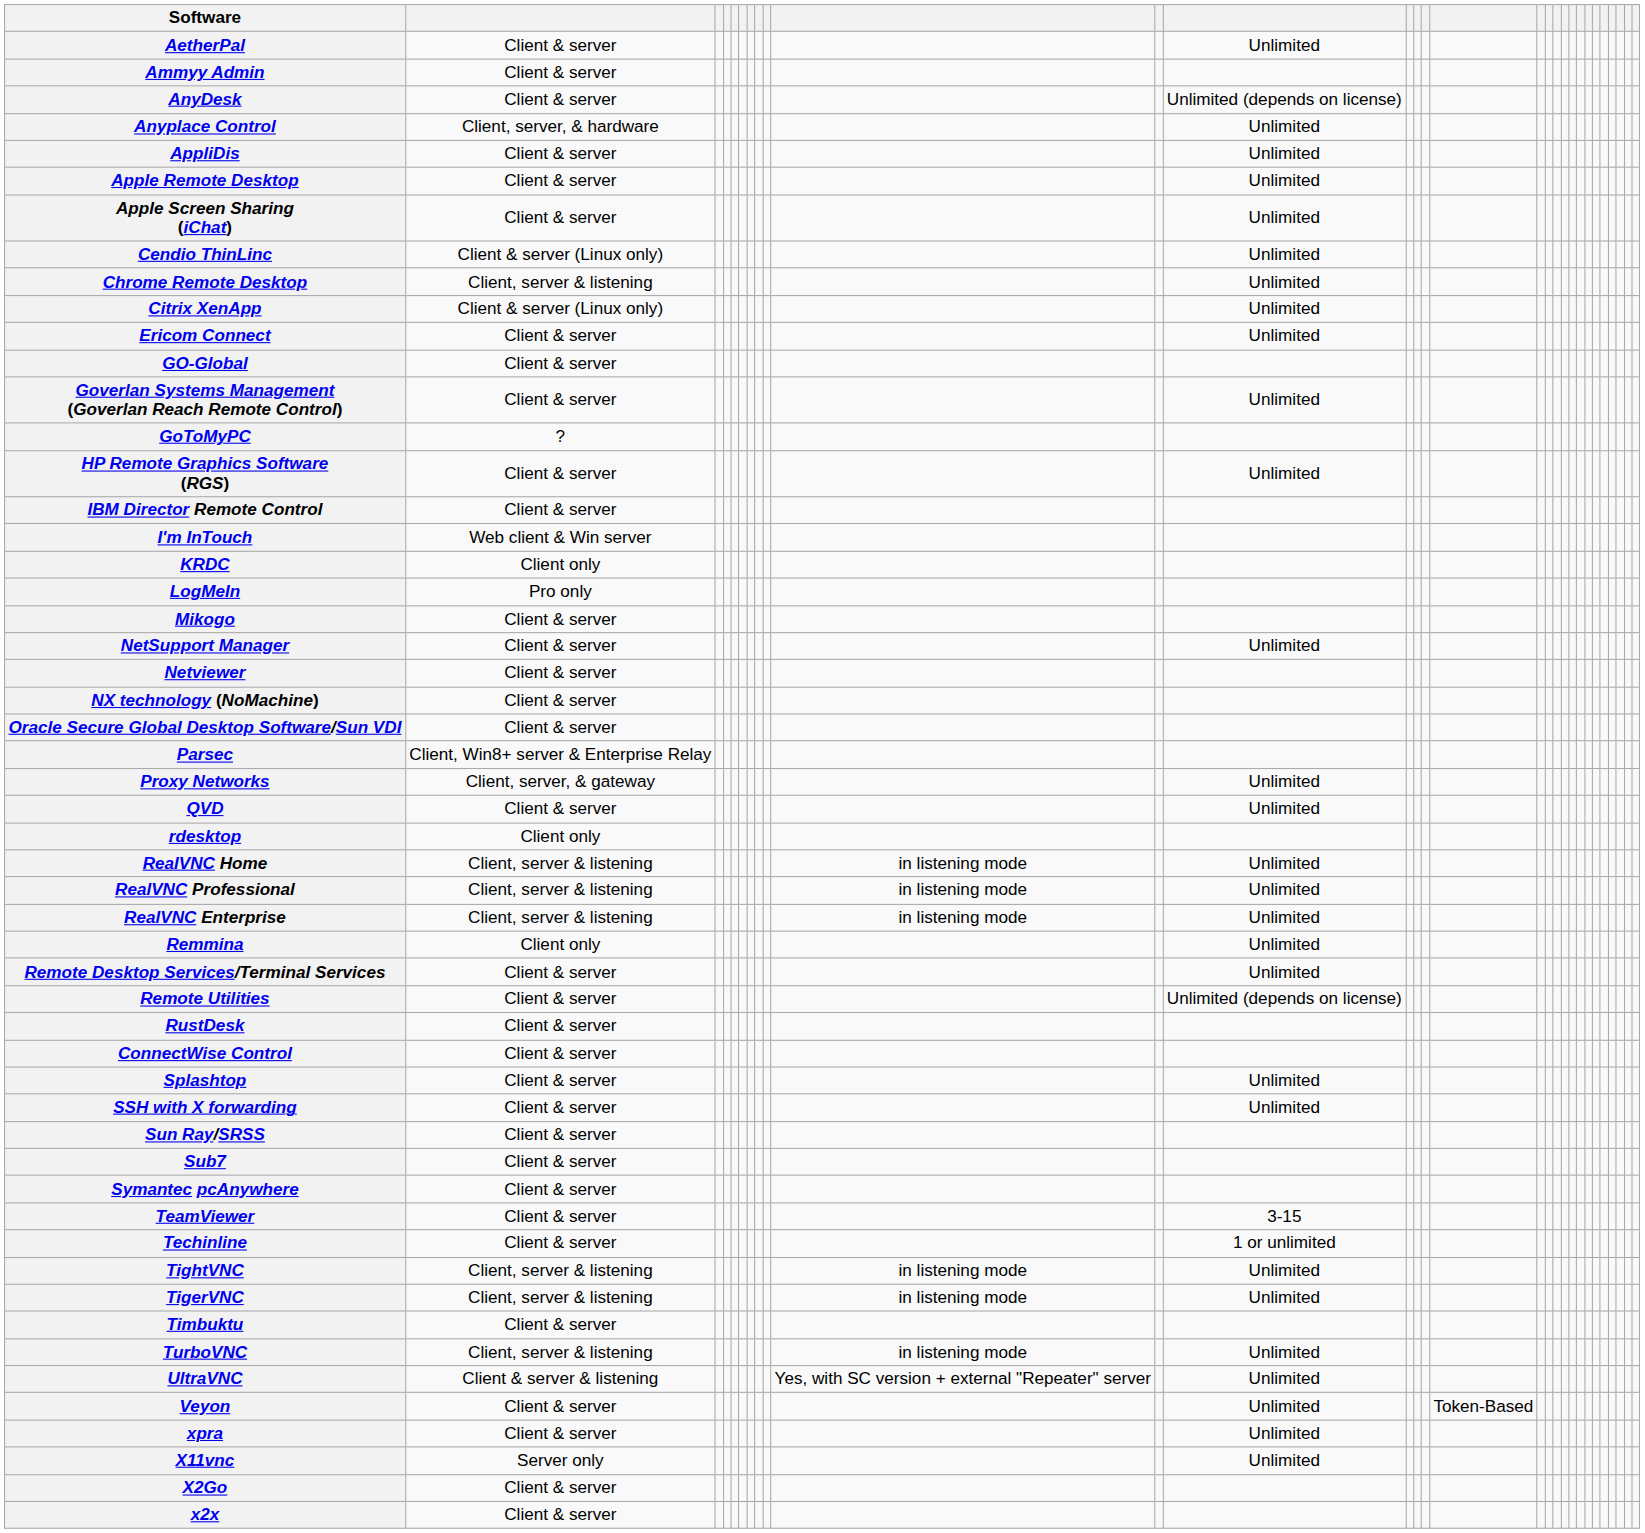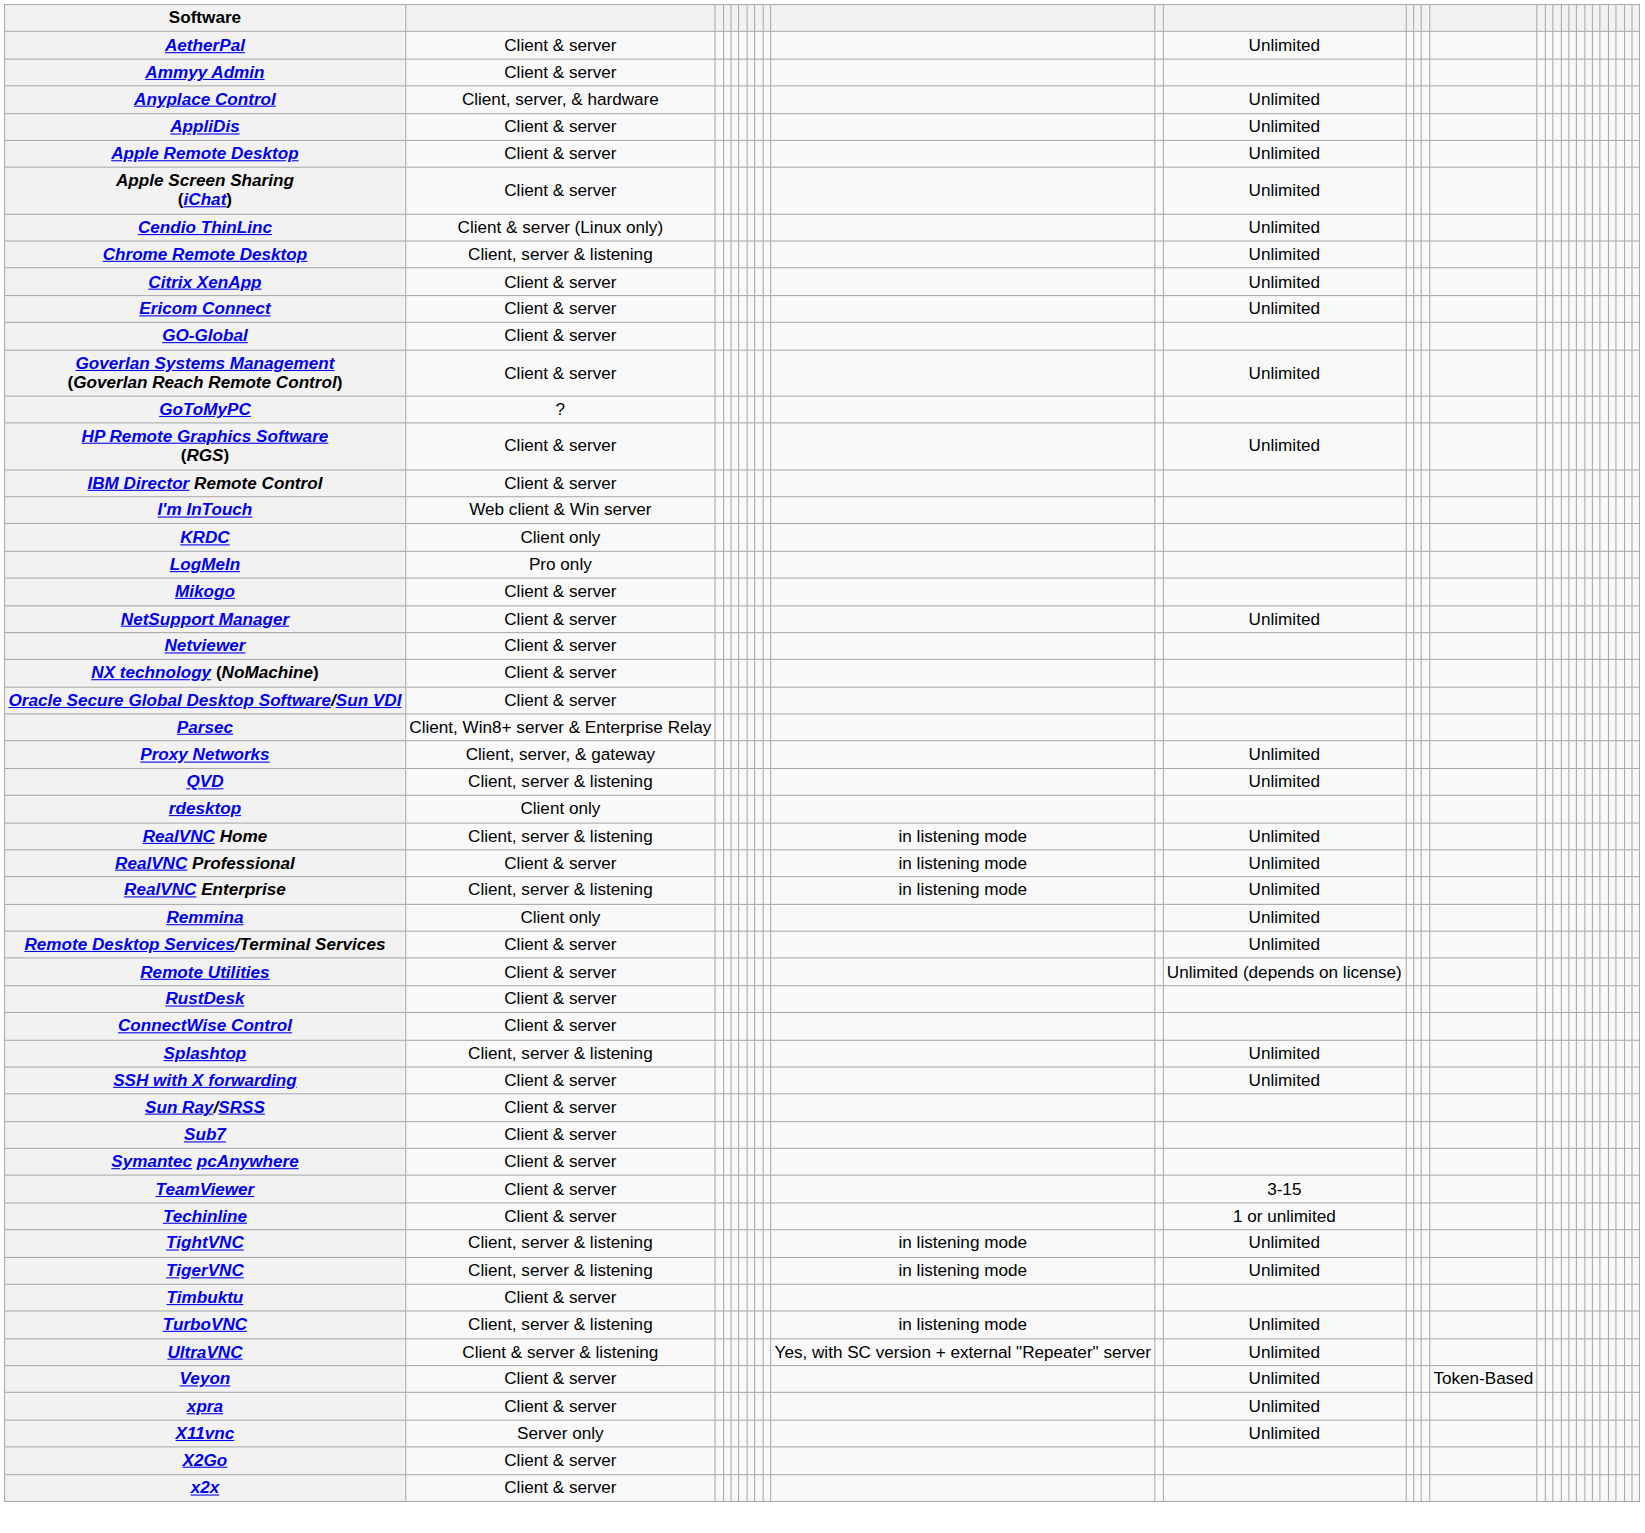- row: (205, 99)
(560, 308) Client & server (Linux only) -> (560, 281) Client & server
(560, 808) Client & server -> (560, 781) Client, server & listening
(560, 890) Client, server & listening -> (560, 863) Client & server
(560, 1080) Client & server -> (560, 1053) Client, server & listening
